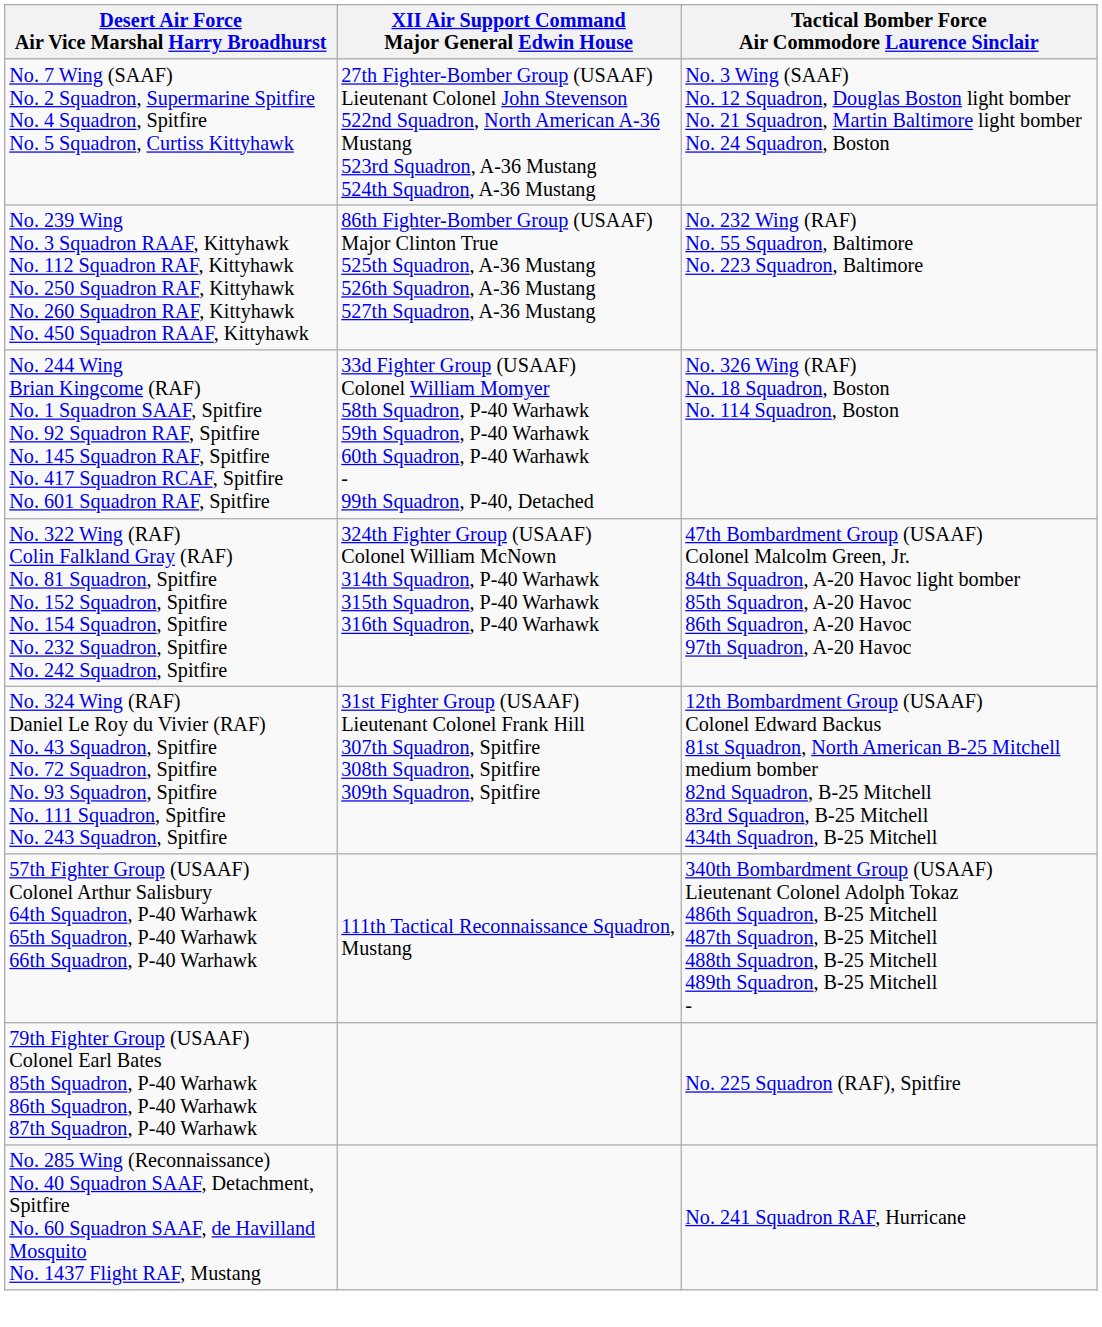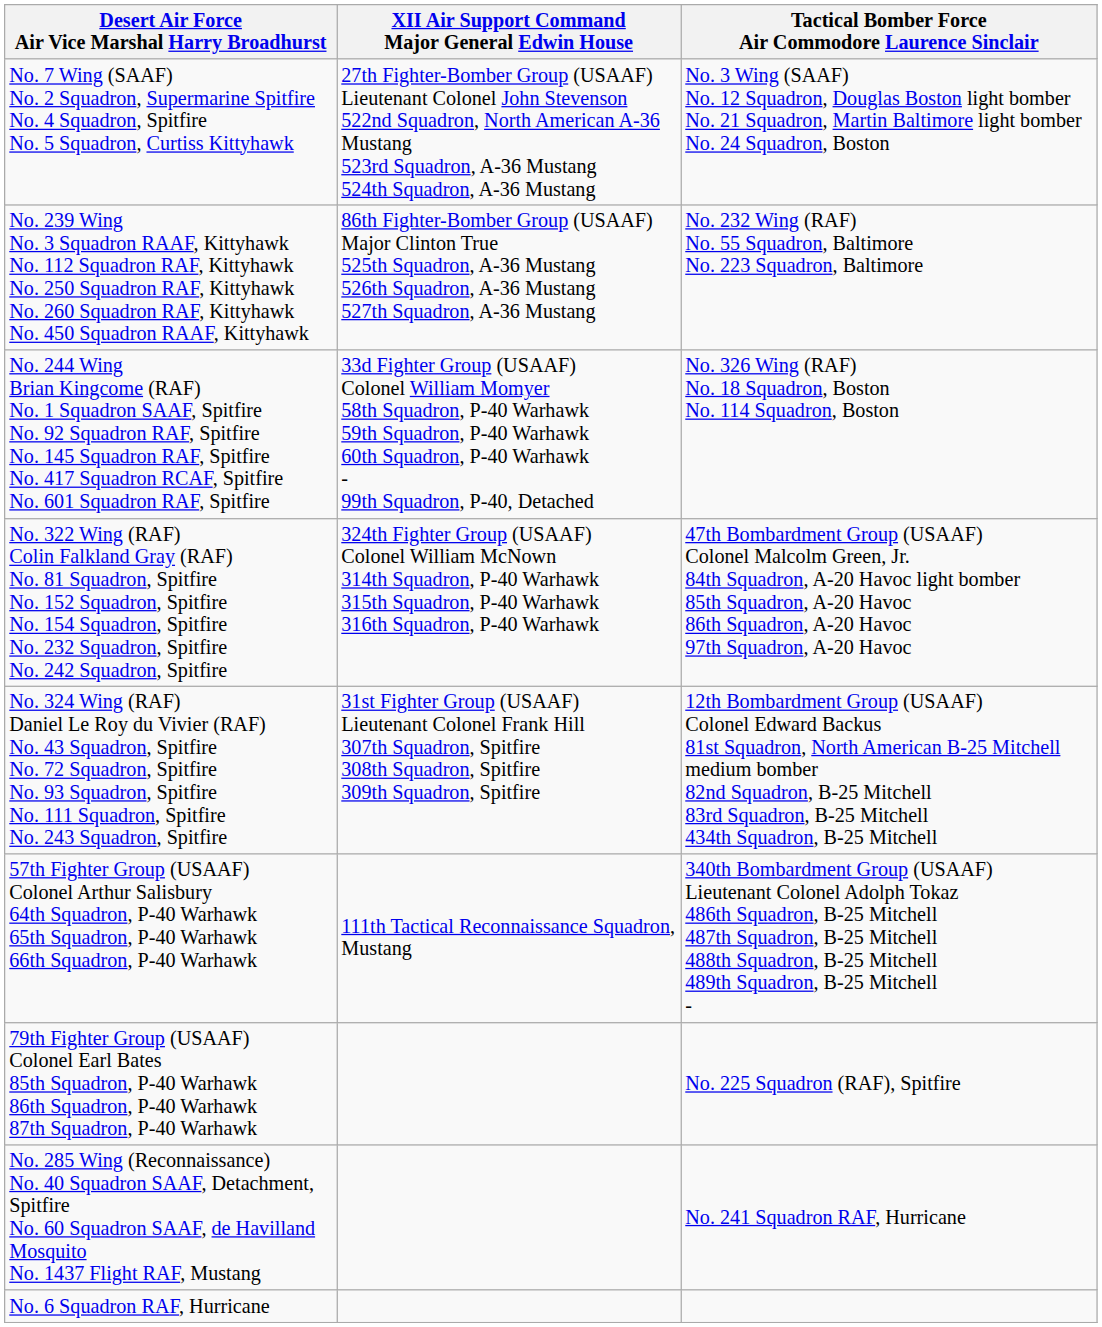+ row: (139, 1306)
